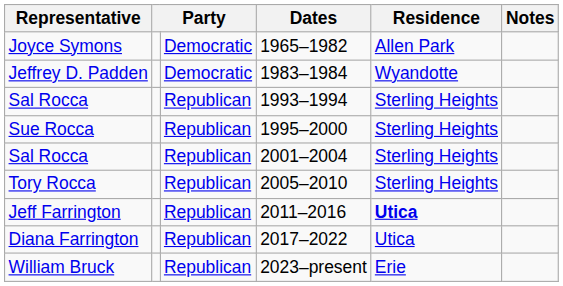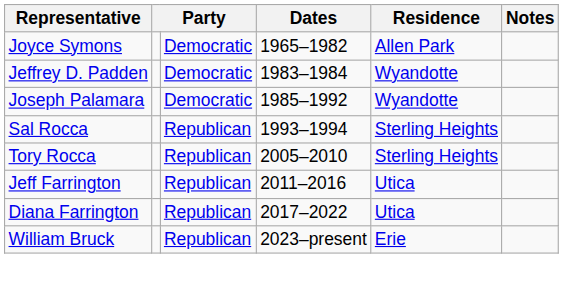+ row: (76, 101)
- row: (51, 128)
- row: (48, 156)
(396, 211) bold -> (395, 184) normal
